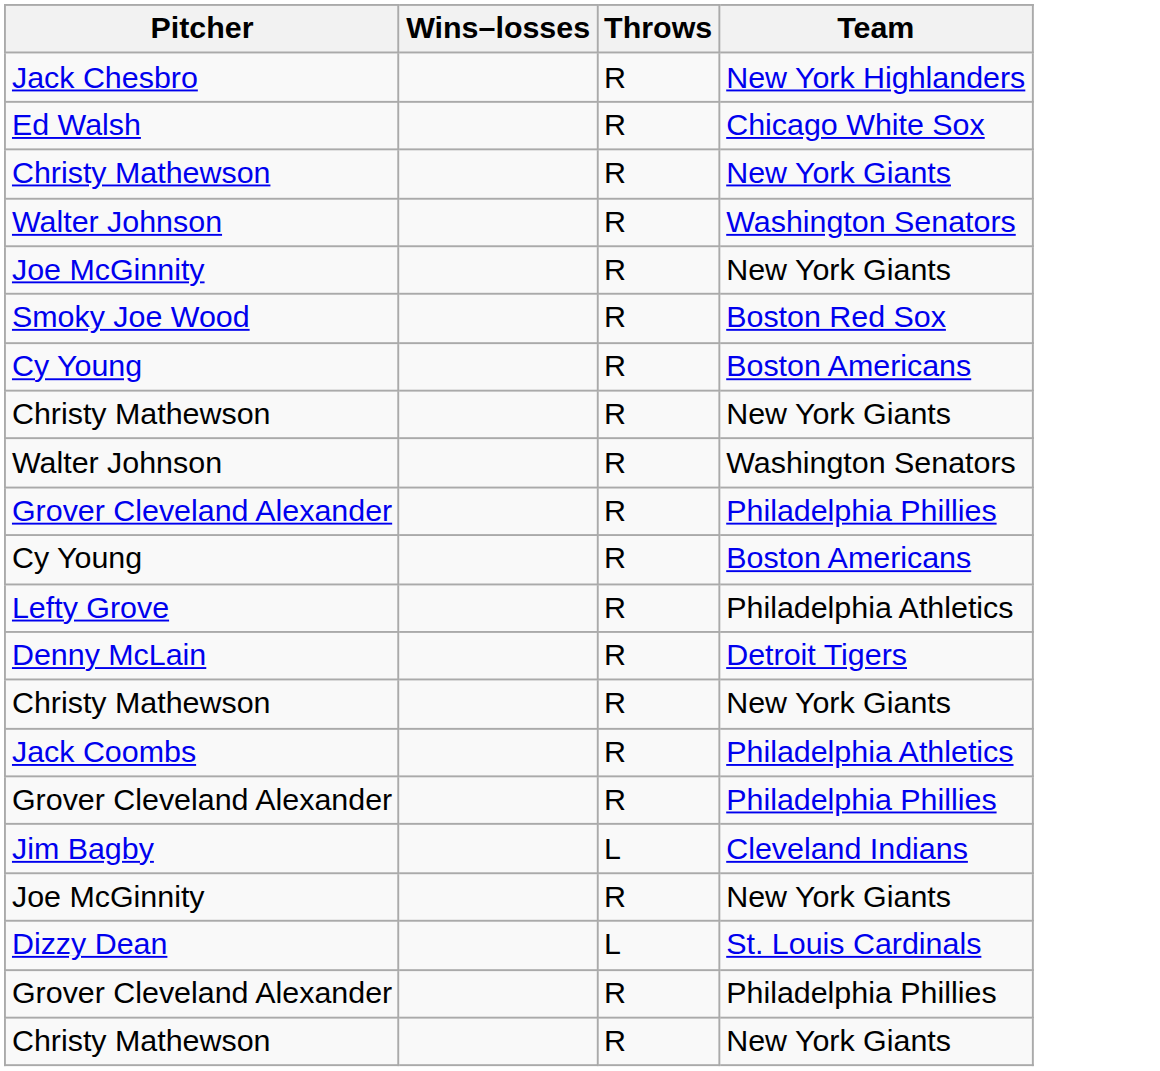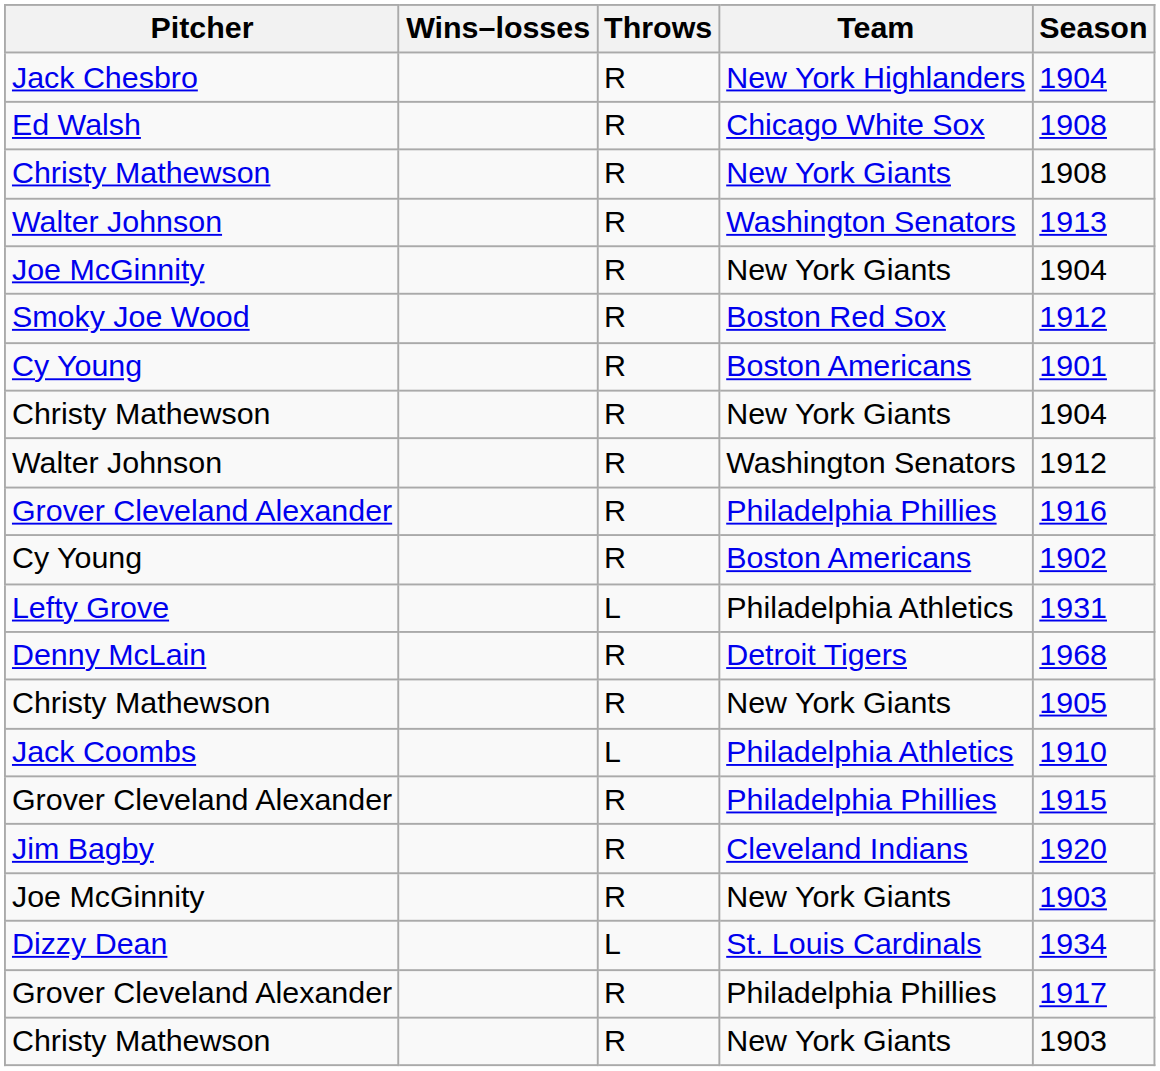+ column: (1093, 28)
(615, 607) R -> (613, 607) L
(615, 751) R -> (613, 751) L
(613, 848) L -> (615, 848) R
